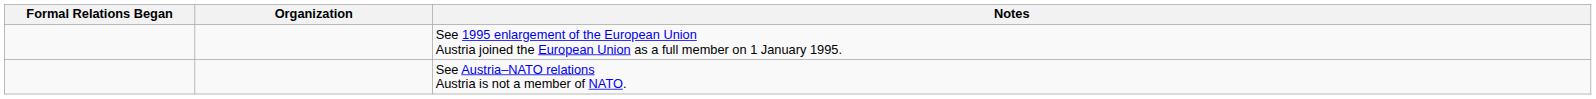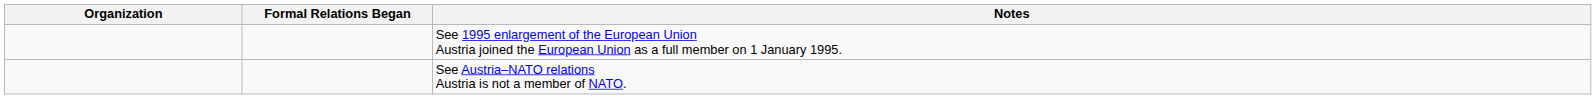columns swapped: (314, 14) <-> (100, 14)
